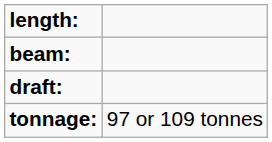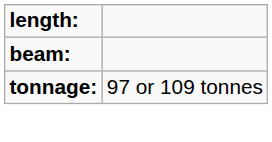- row: (36, 86)
